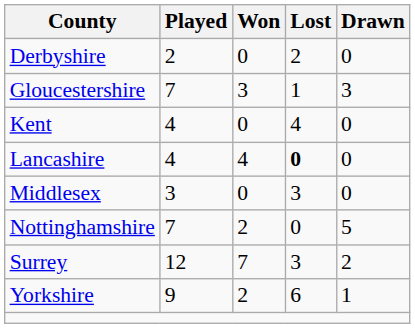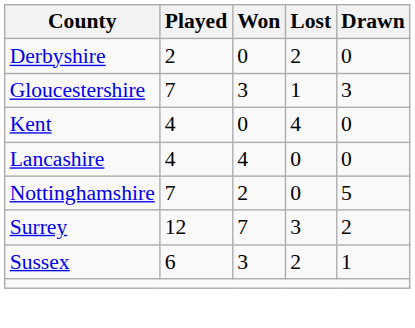(296, 158) bold -> (296, 158) normal
- row: (55, 192)
+ row: (40, 261)
- row: (52, 295)
